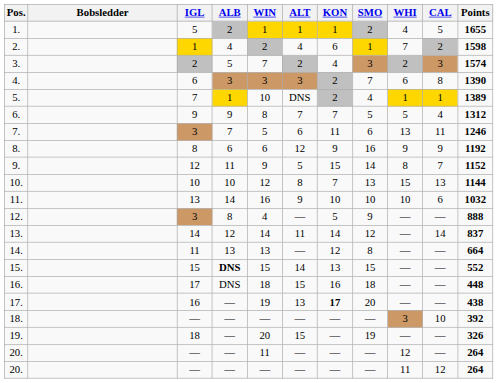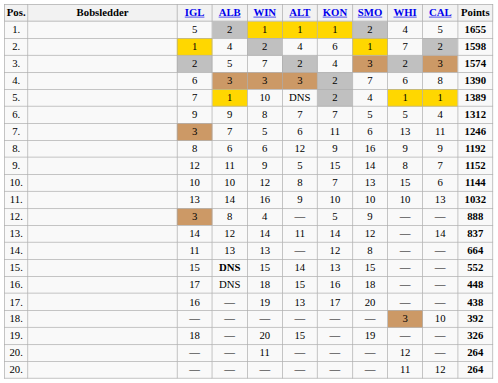(440, 183) 13 -> (440, 183) 6
(440, 200) 6 -> (440, 200) 13
(335, 302) bold -> (335, 302) normal
